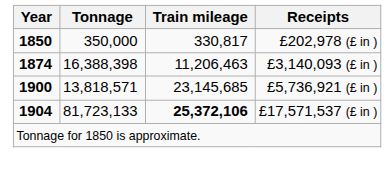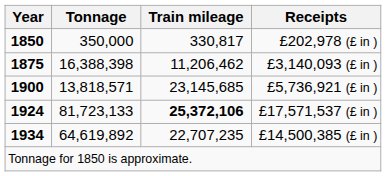(38, 64) 1874 -> (29, 64) 1875
(213, 64) 11,206,463 -> (209, 64) 11,206,462
(38, 111) 1904 -> (29, 111) 1924
+ row: (316, 135)
